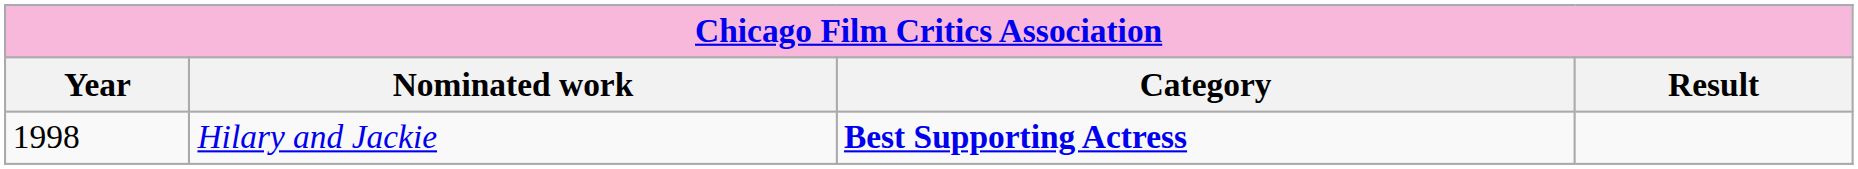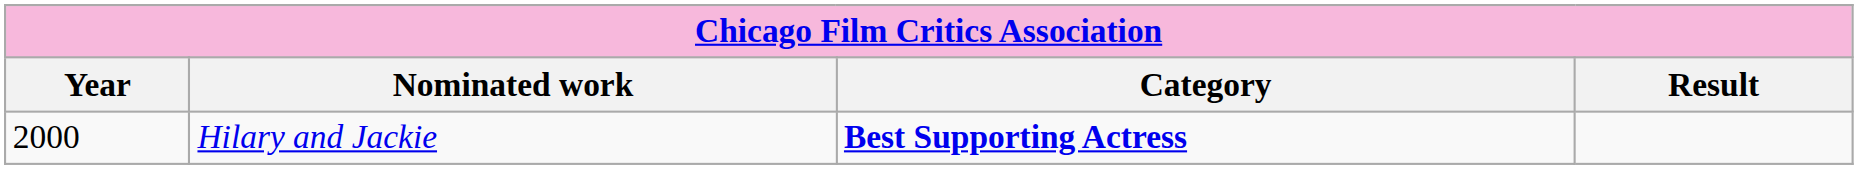(46, 137) 1998 -> (46, 137) 2000
